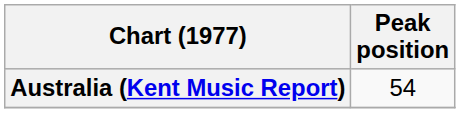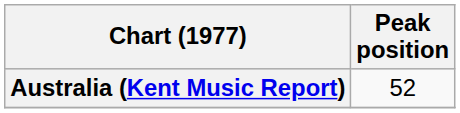(403, 88) 54 -> (403, 88) 52
